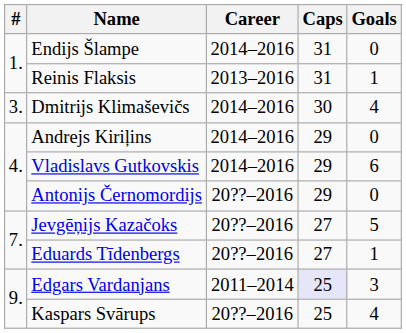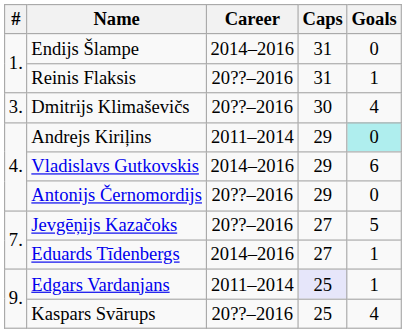(252, 78) 2013–2016 -> (252, 78) 20??–2016
(252, 107) 2014–2016 -> (252, 107) 20??–2016
(252, 136) 2014–2016 -> (252, 136) 2011–2014
(374, 136) no background -> (374, 136) paleturquoise background
(252, 254) 20??–2016 -> (252, 254) 2014–2016
(374, 284) 3 -> (374, 284) 1
